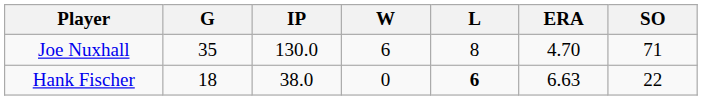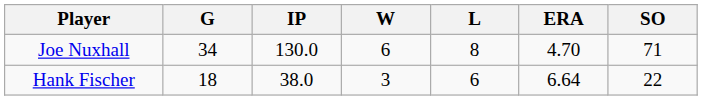(207, 49) 35 -> (207, 49) 34
(386, 79) 0 -> (386, 79) 3
(475, 79) bold -> (475, 79) normal
(564, 79) 6.63 -> (564, 79) 6.64
